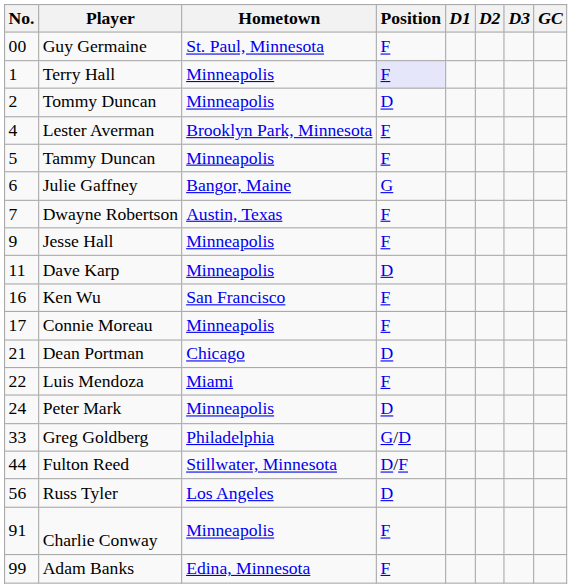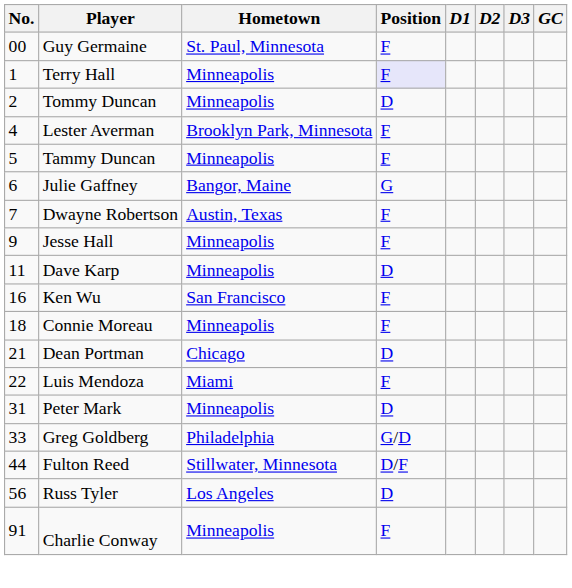(17, 325) 17 -> (17, 325) 18
(17, 409) 24 -> (17, 409) 31
- row: (88, 568)
